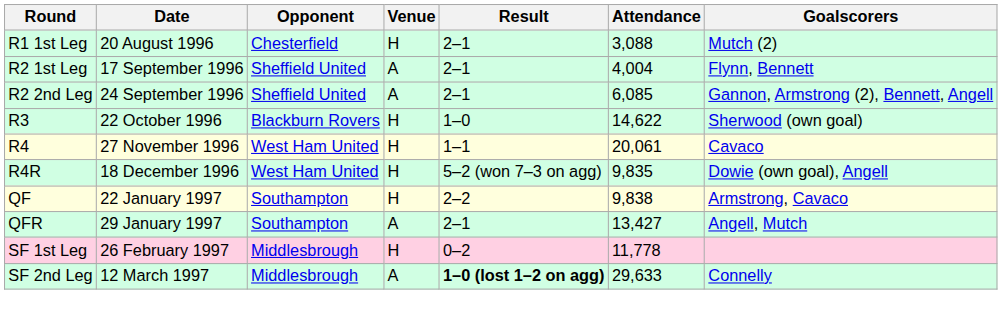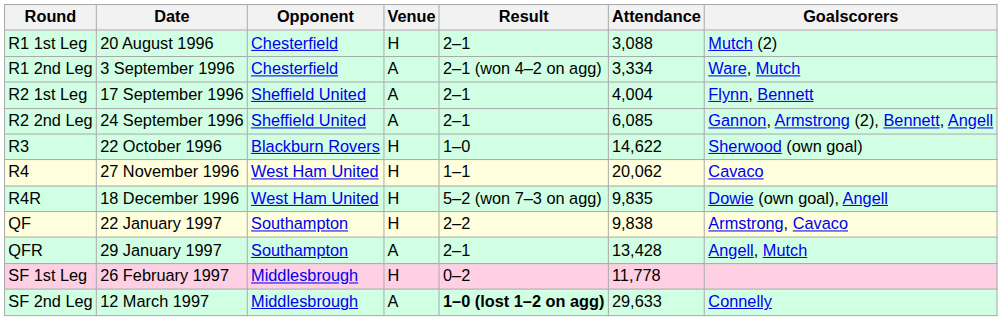+ row: (50, 69)
(637, 146) 20,061 -> (637, 172) 20,062
(637, 224) 13,427 -> (637, 250) 13,428
